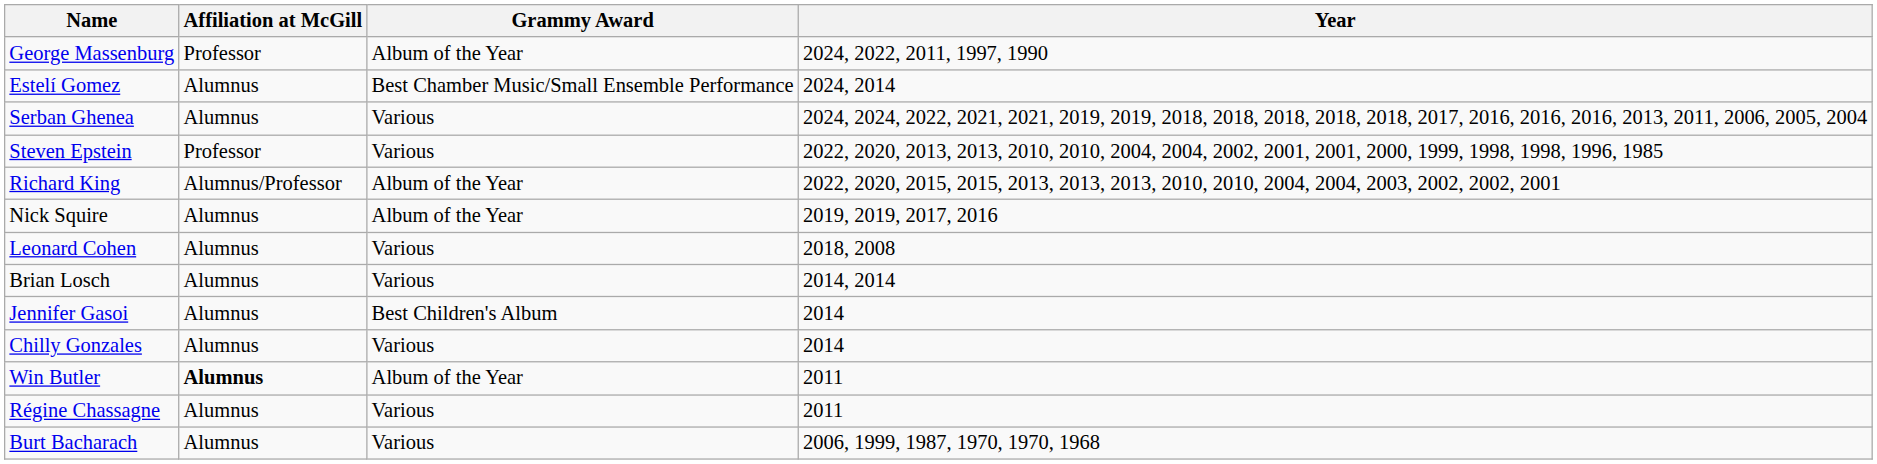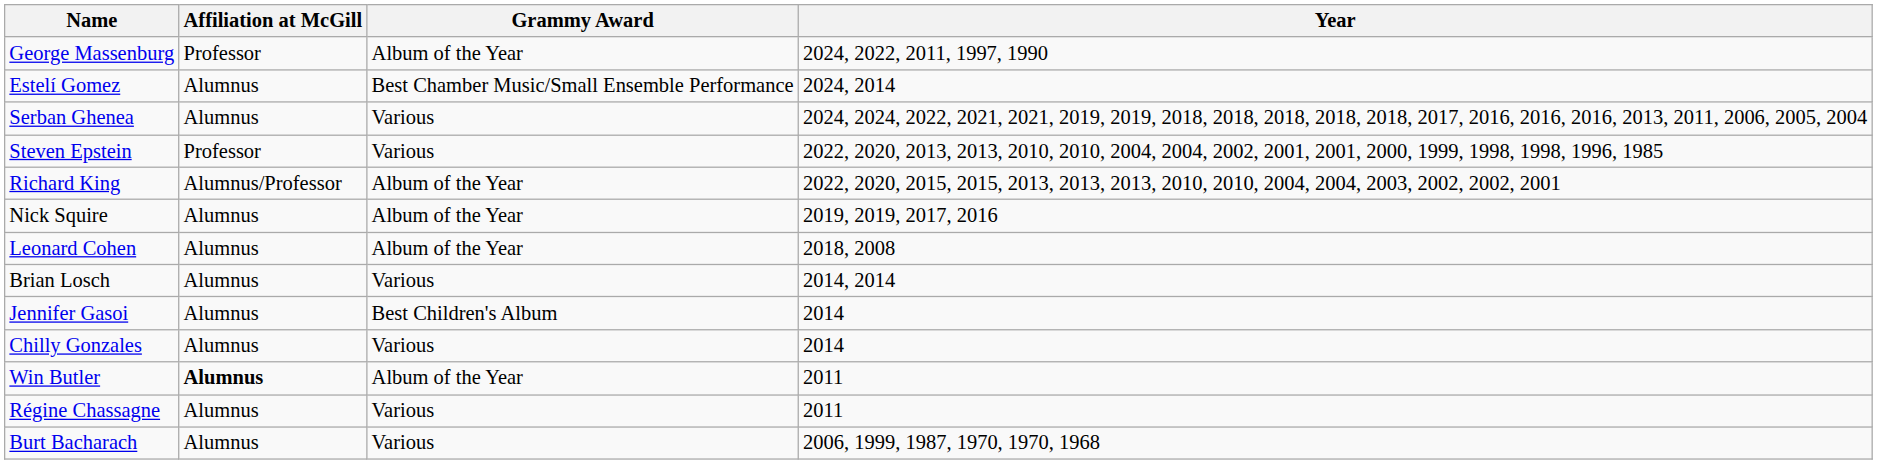(403, 248) Various -> (447, 248) Album of the Year
